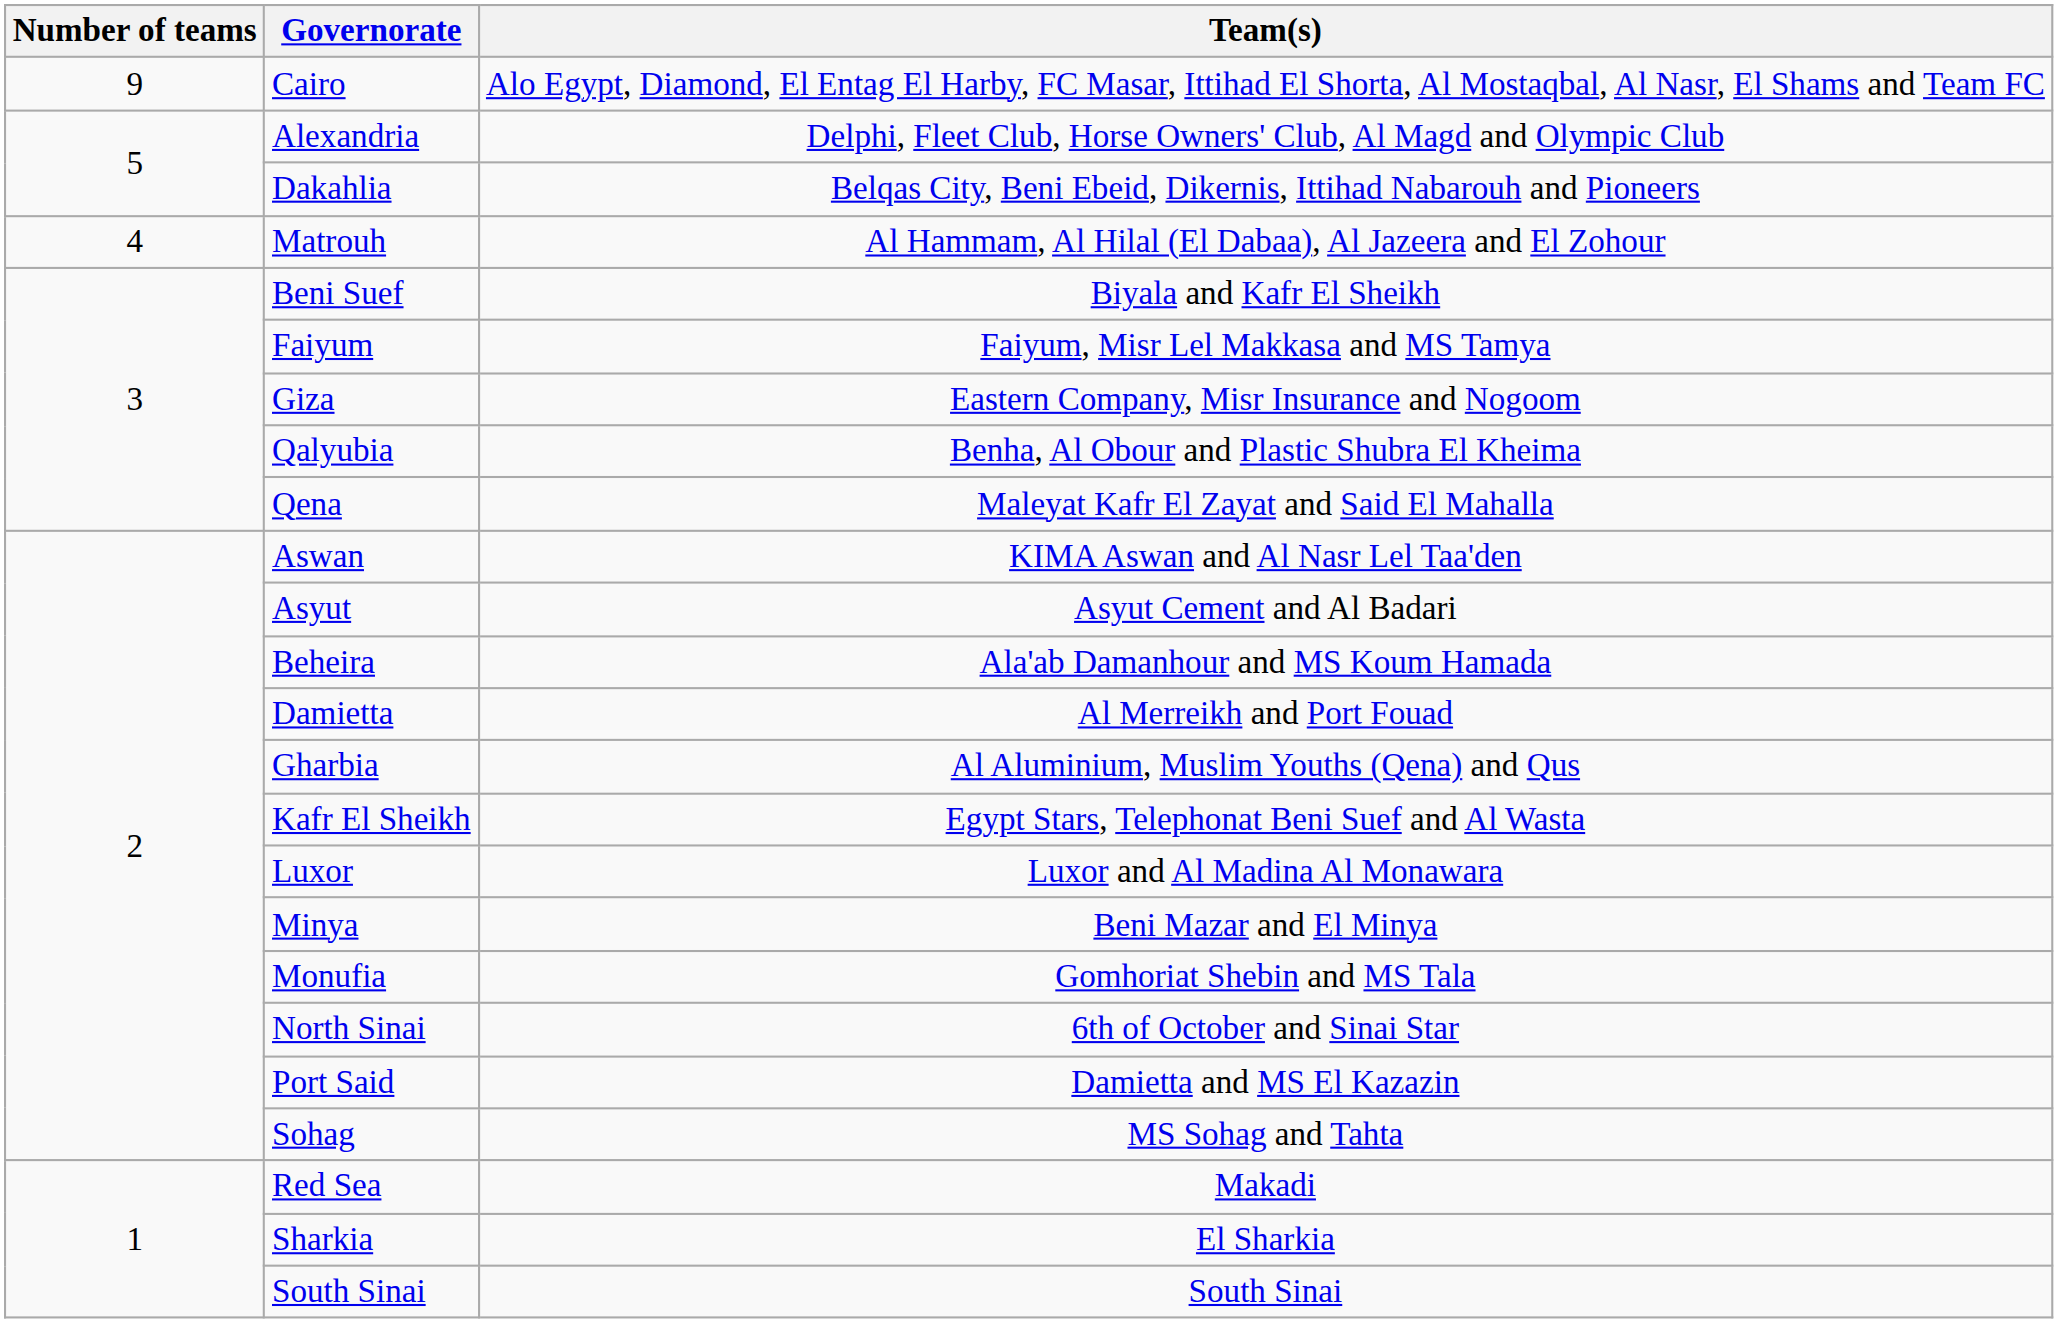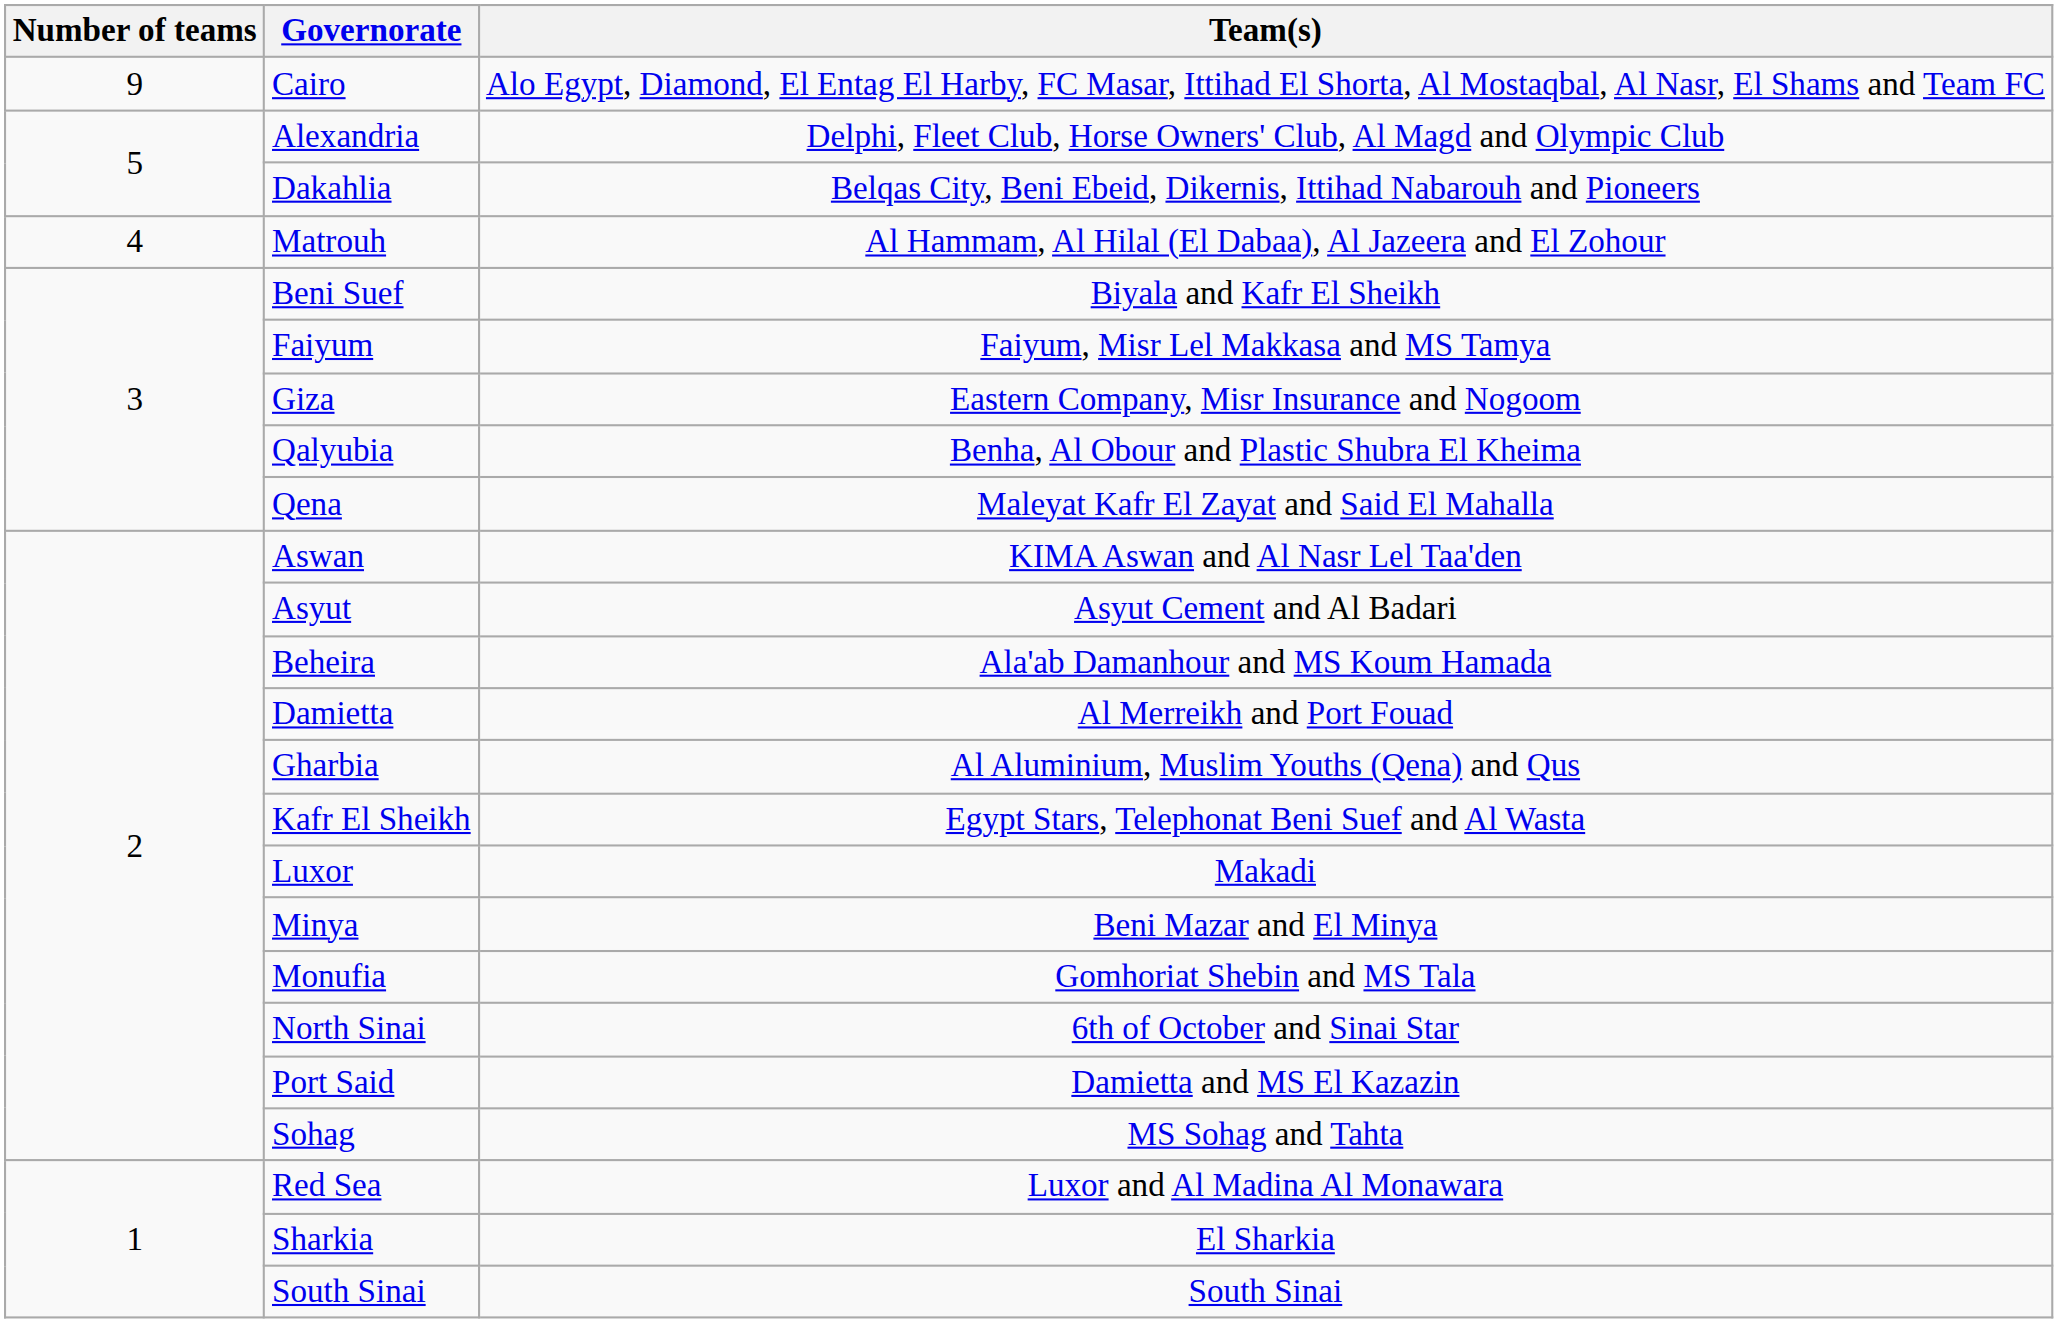(1265, 871) Luxor and Al Madina Al Monawara -> (1265, 871) Makadi
(1265, 1186) Makadi -> (1265, 1186) Luxor and Al Madina Al Monawara
